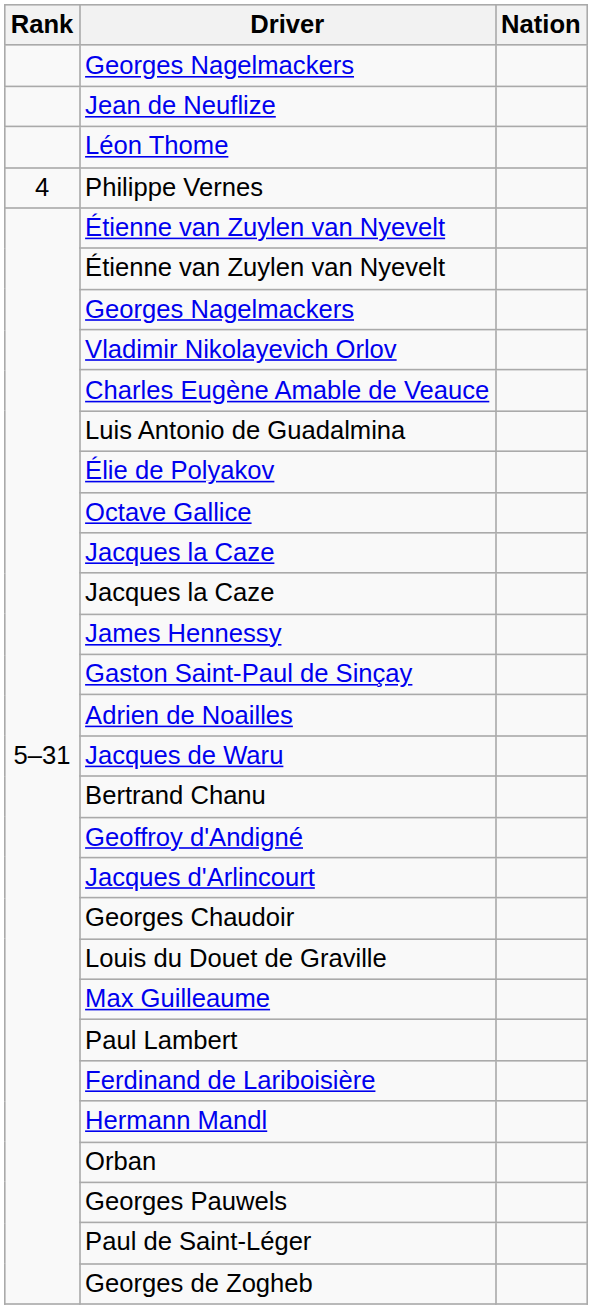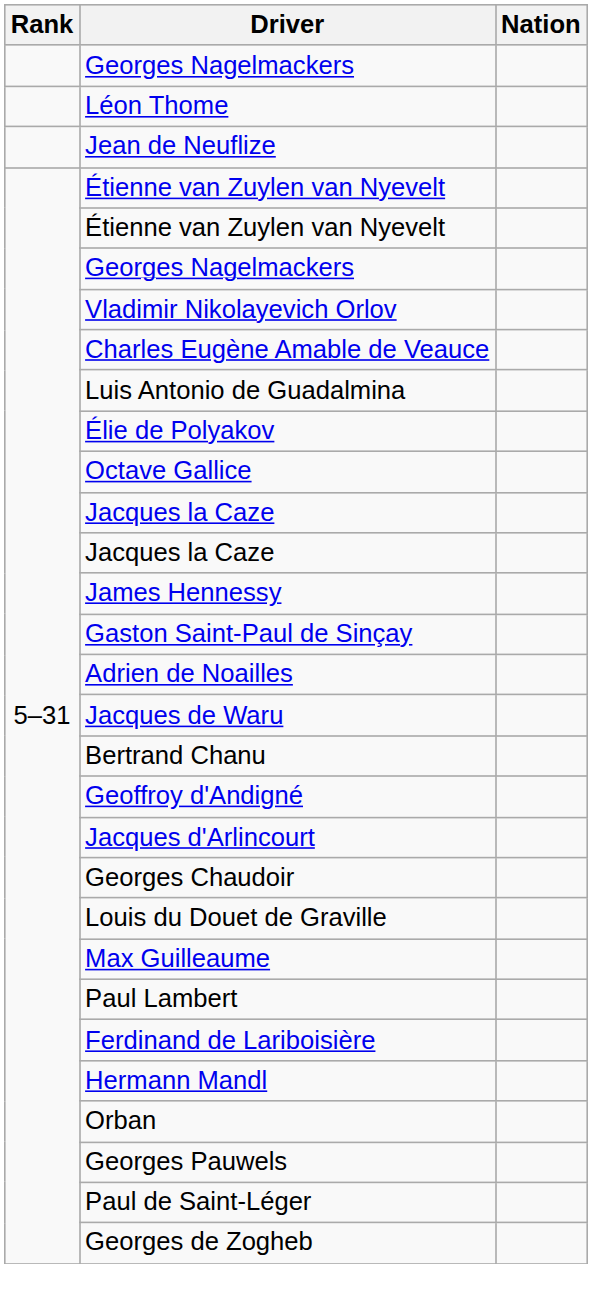rows swapped: (42, 147) <-> (42, 106)
- row: (42, 187)
